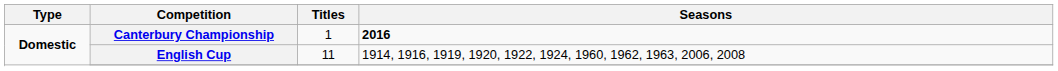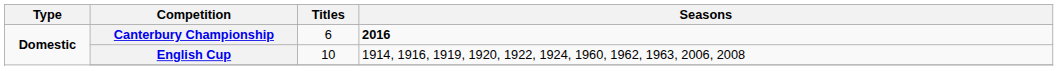(328, 35) 1 -> (328, 35) 6
(328, 55) 11 -> (328, 55) 10
